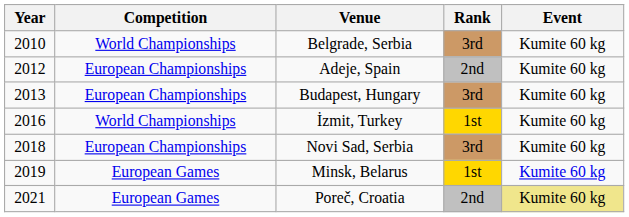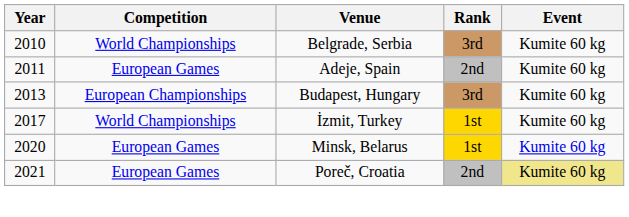(30, 69) 2012 -> (30, 69) 2011
(165, 69) European Championships -> (165, 69) European Games
(30, 121) 2016 -> (30, 121) 2017
- row: (360, 147)
(30, 173) 2019 -> (30, 147) 2020
